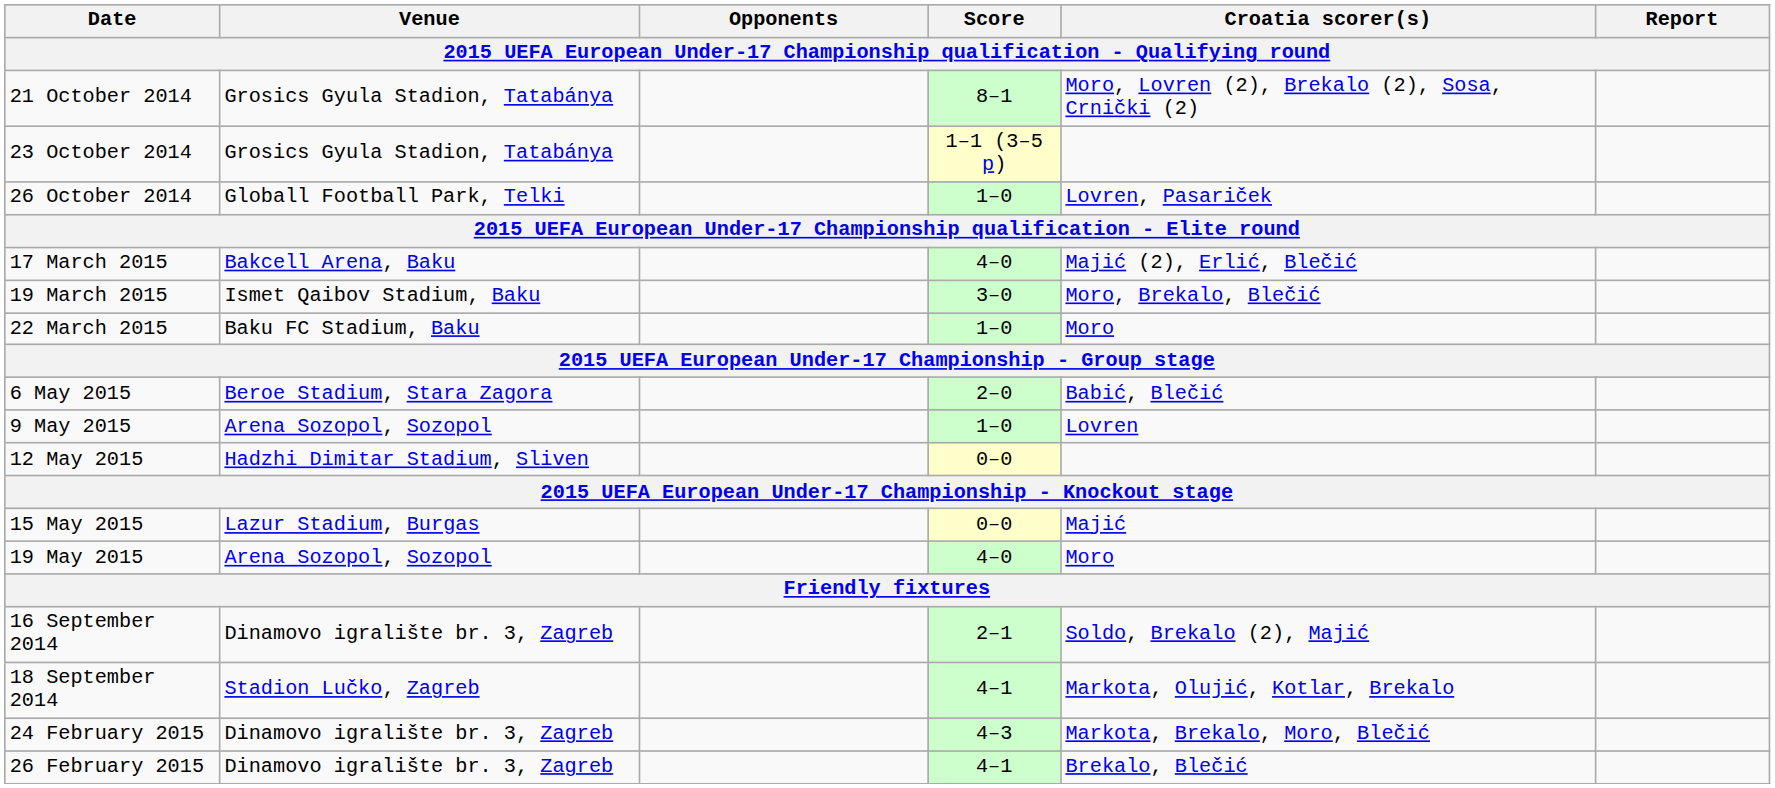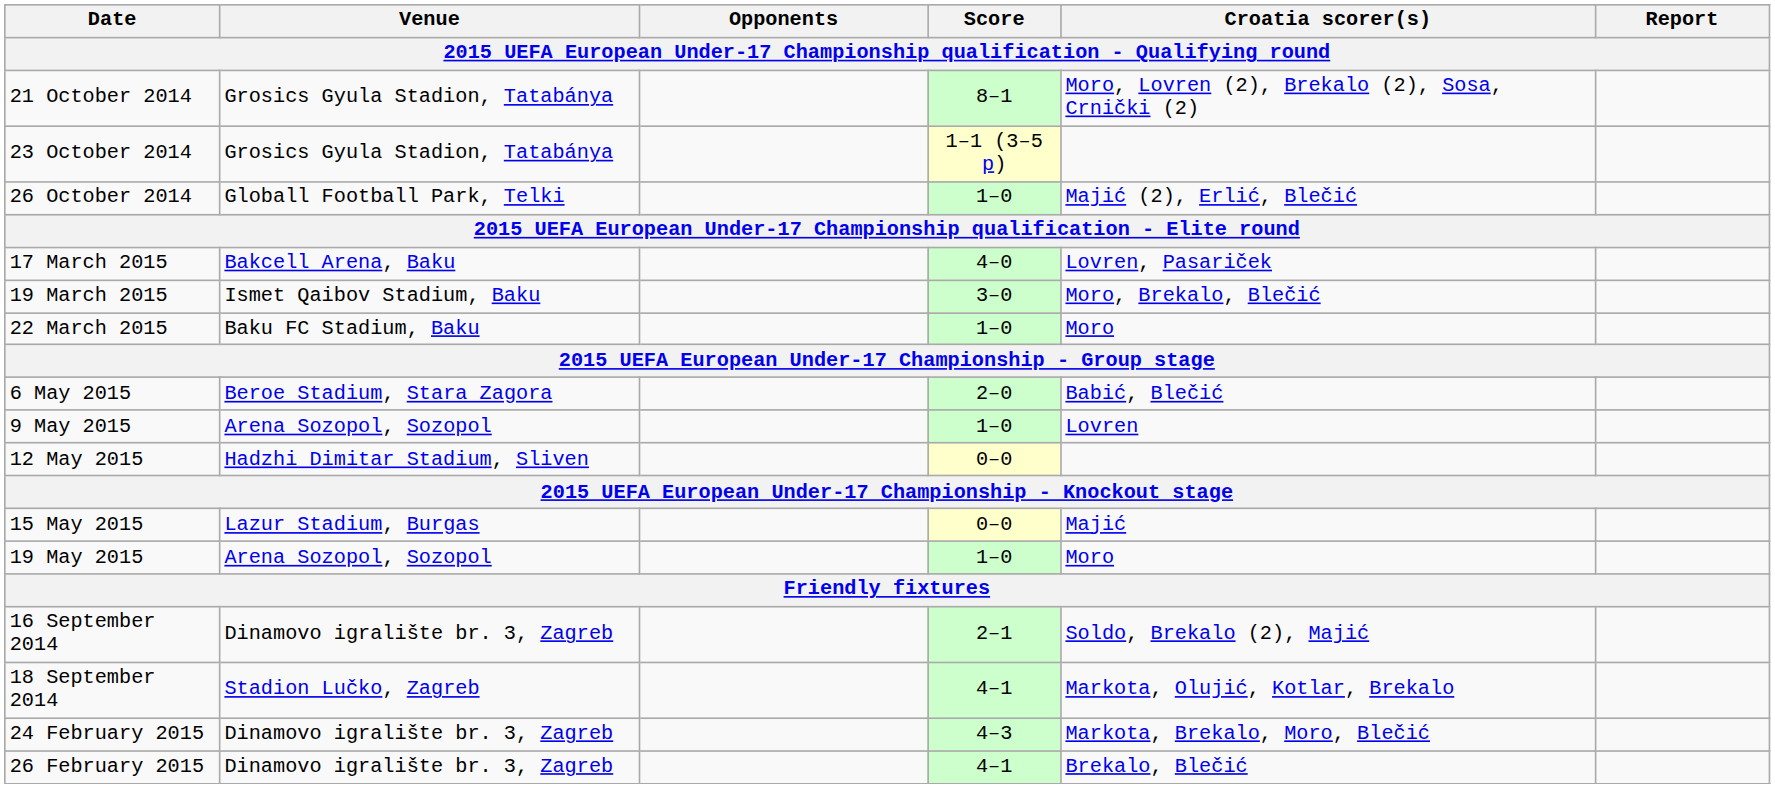(1169, 198) Lovren, Pasariček -> (1211, 198) Majić (2), Erlić, Blečić
(1211, 264) Majić (2), Erlić, Blečić -> (1169, 264) Lovren, Pasariček
(994, 558) 4–0 -> (994, 558) 1–0
